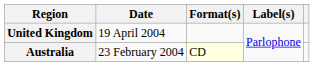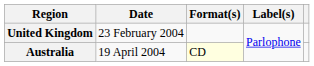(132, 33) 19 April 2004 -> (141, 33) 23 February 2004
(141, 52) 23 February 2004 -> (132, 52) 19 April 2004
